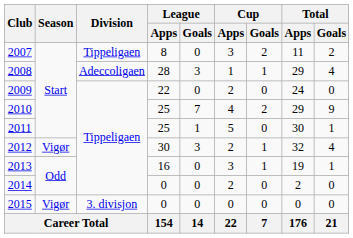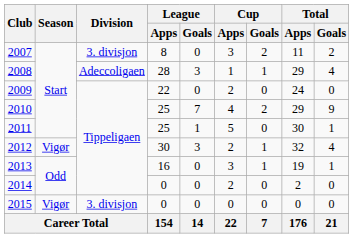(112, 52) Tippeligaen -> (112, 52) 3. divisjon
